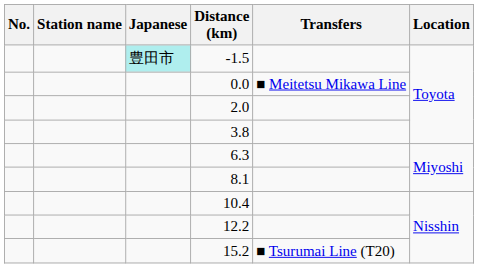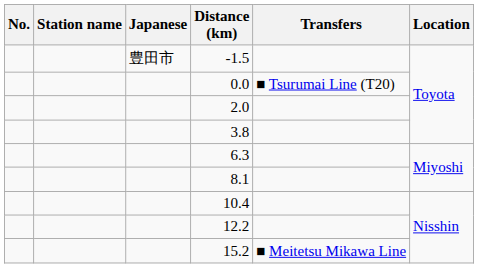(151, 58) paleturquoise background -> (151, 58) no background
(331, 83) ■ Meitetsu Mikawa Line -> (326, 83) ■ Tsurumai Line (T20)
(326, 250) ■ Tsurumai Line (T20) -> (331, 250) ■ Meitetsu Mikawa Line
